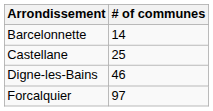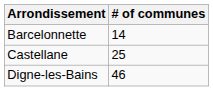- row: (39, 95)
